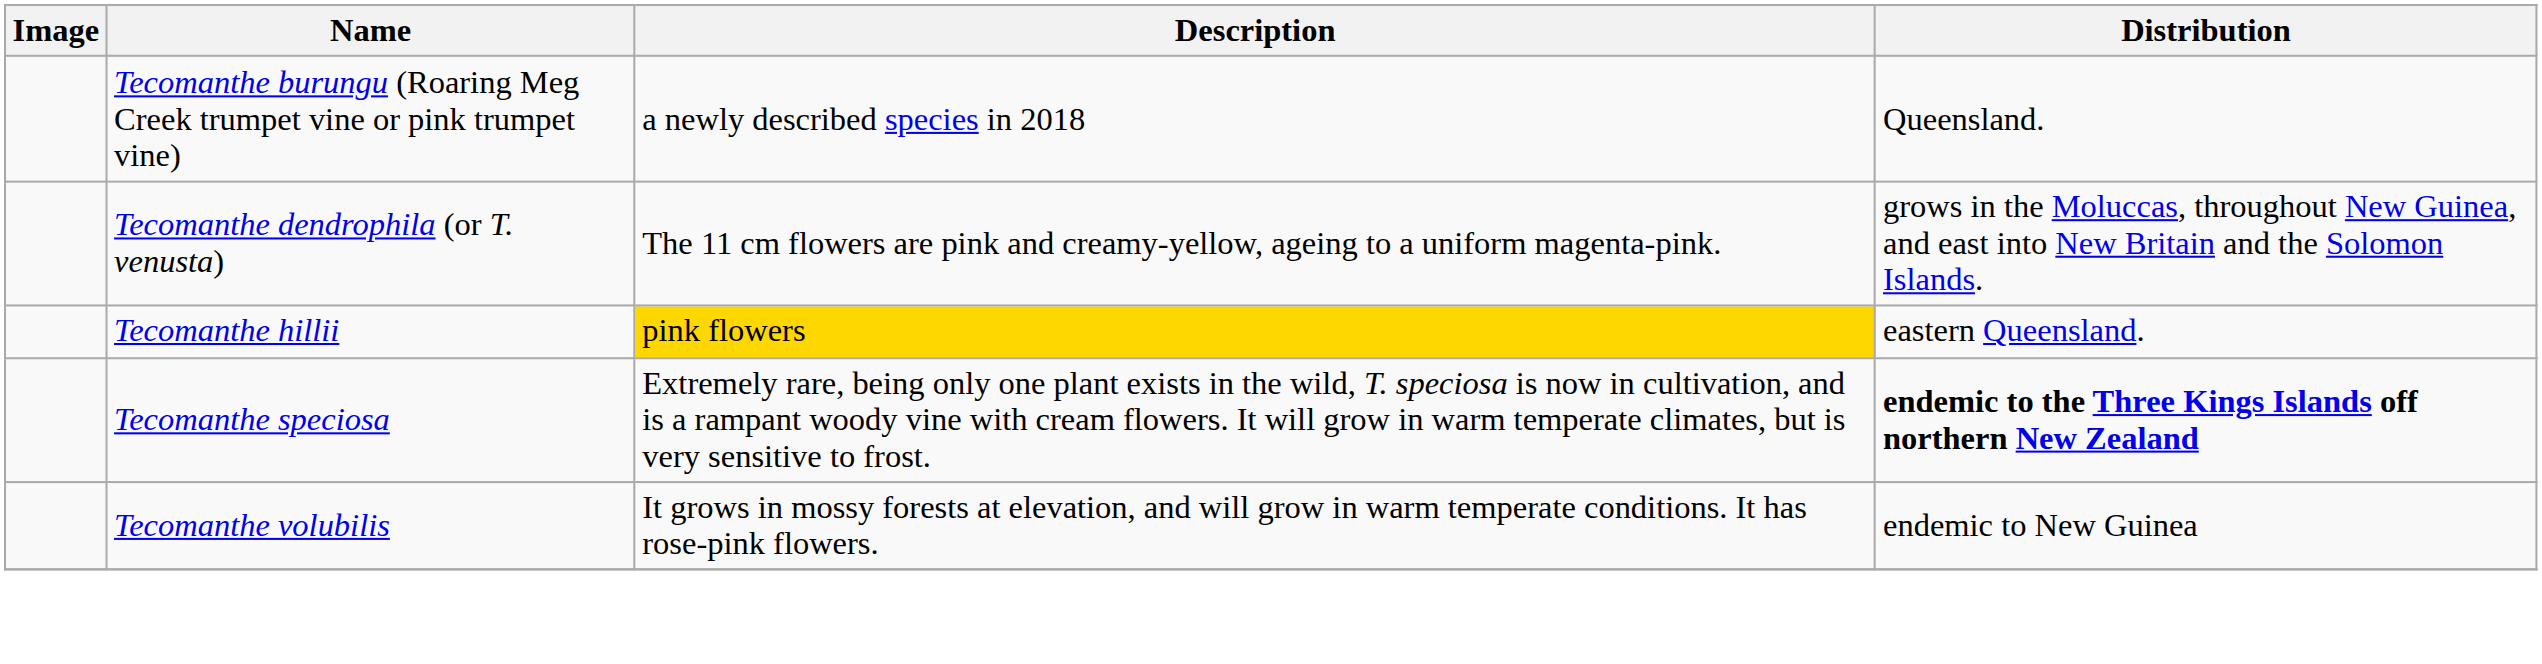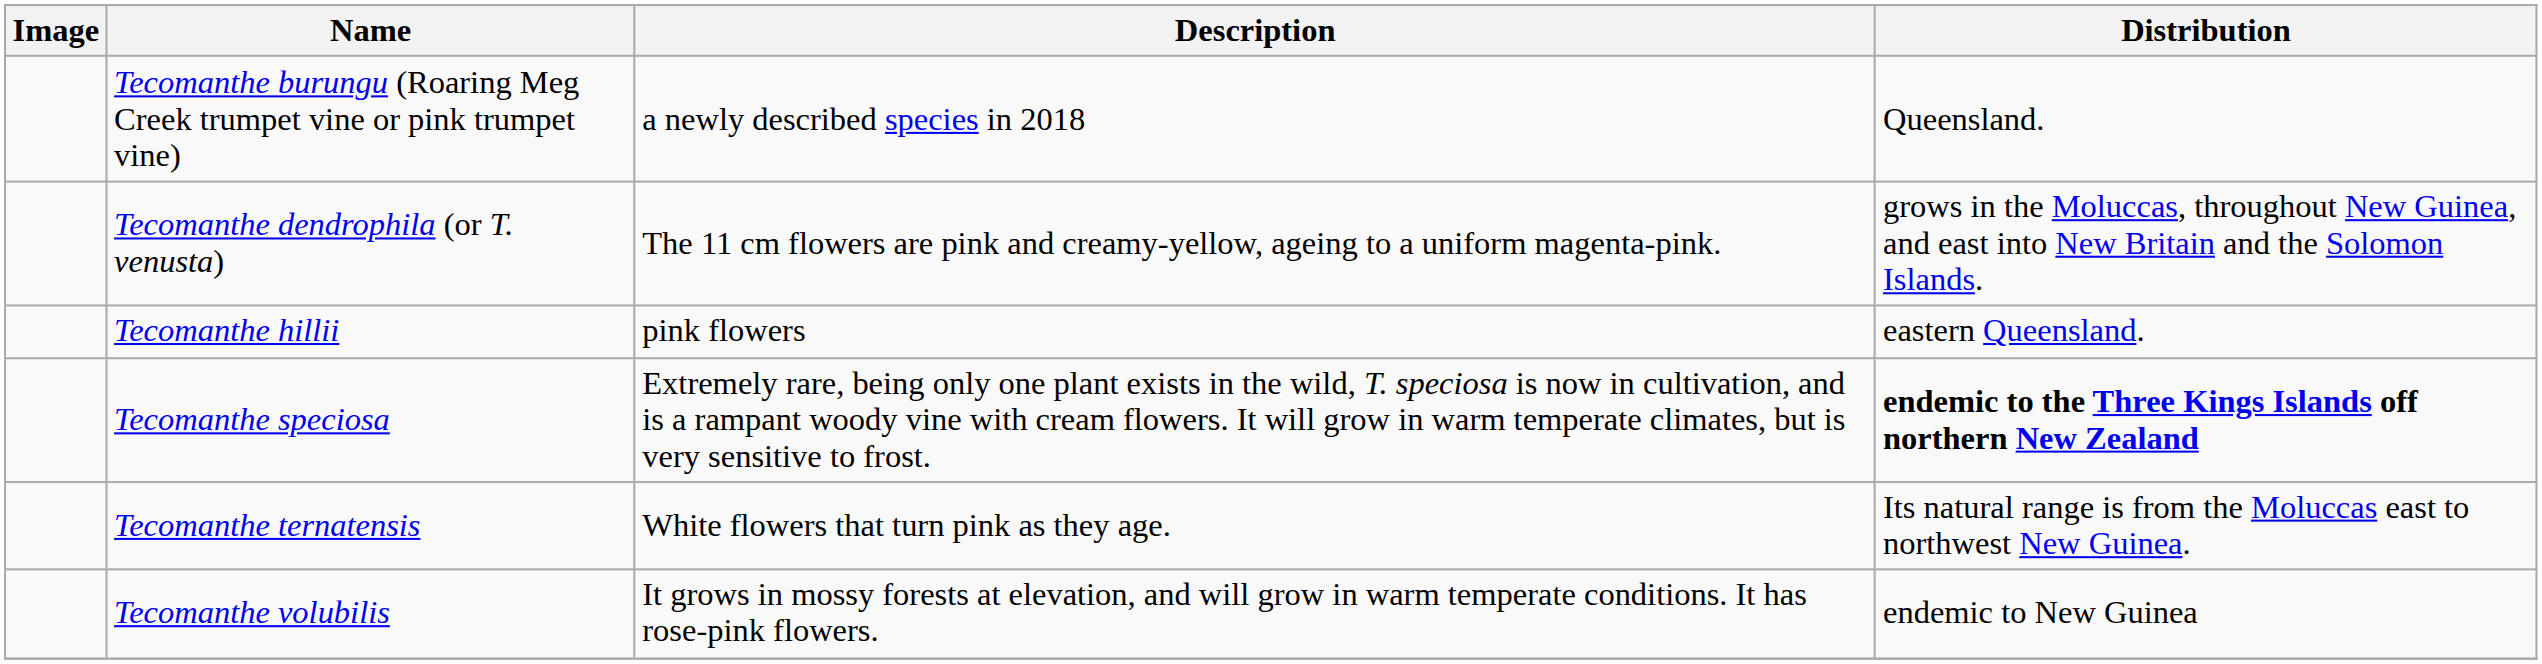(724, 330) gold background -> (724, 330) no background
+ row: (267, 525)
